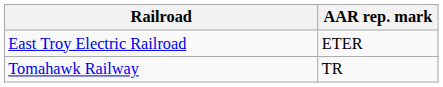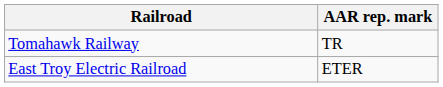rows swapped: (97, 43) <-> (74, 69)
